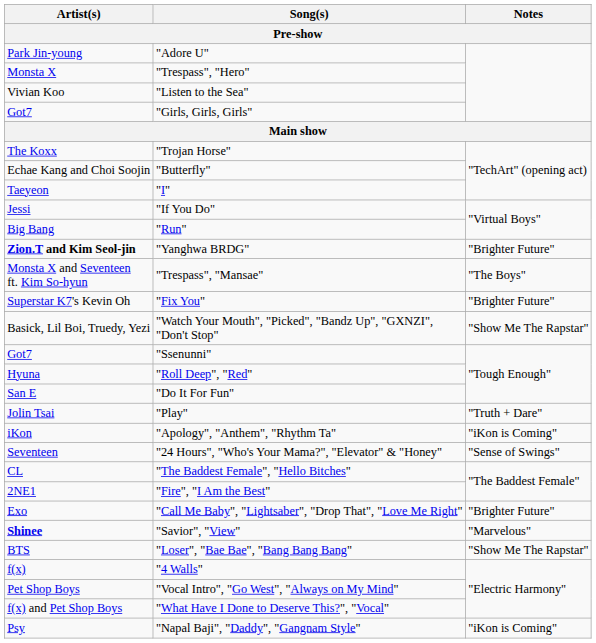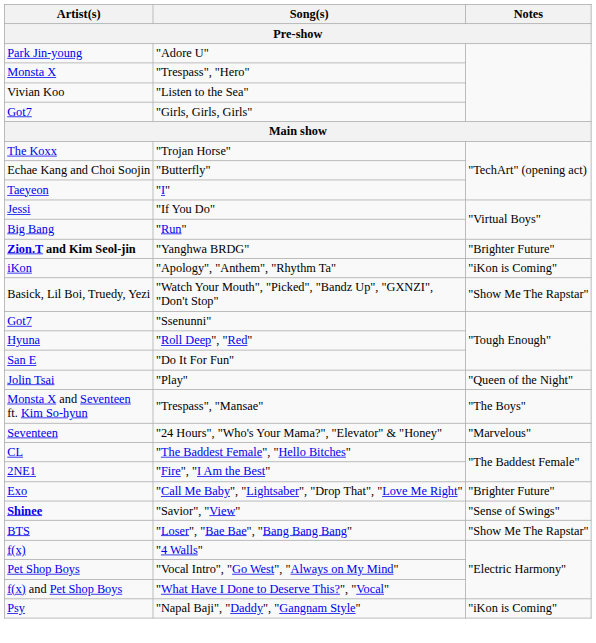rows swapped: (246, 432) <-> (210, 275)
- row: (180, 301)
(505, 413) "Truth + Dare" -> (521, 379) "Queen of the Night"
(514, 452) "Sense of Swings" -> (500, 432) "Marvelous"
(500, 530) "Marvelous" -> (514, 510) "Sense of Swings"
